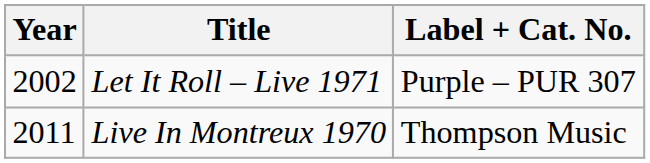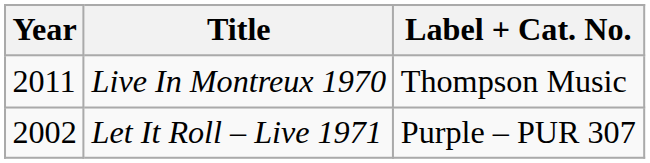rows swapped: (237, 81) <-> (239, 132)
